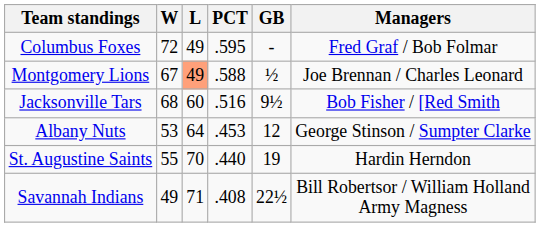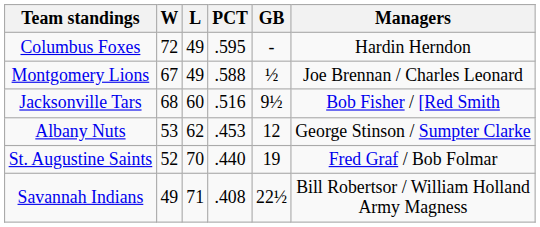(413, 46) Fred Graf / Bob Folmar -> (413, 46) Hardin Herndon
(195, 74) lightsalmon background -> (195, 74) no background
(195, 131) 64 -> (195, 131) 62
(169, 159) 55 -> (169, 159) 52
(413, 159) Hardin Herndon -> (413, 159) Fred Graf / Bob Folmar
